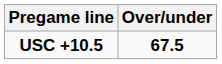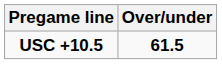(167, 44) 67.5 -> (167, 44) 61.5
